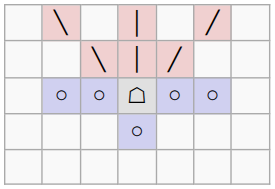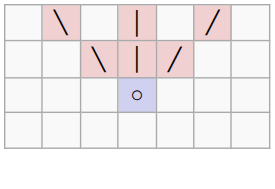- row: (99, 95)
